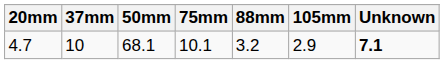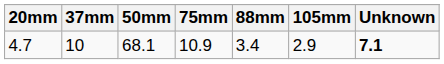(195, 44) 10.1 -> (195, 44) 10.9
(248, 44) 3.2 -> (248, 44) 3.4
